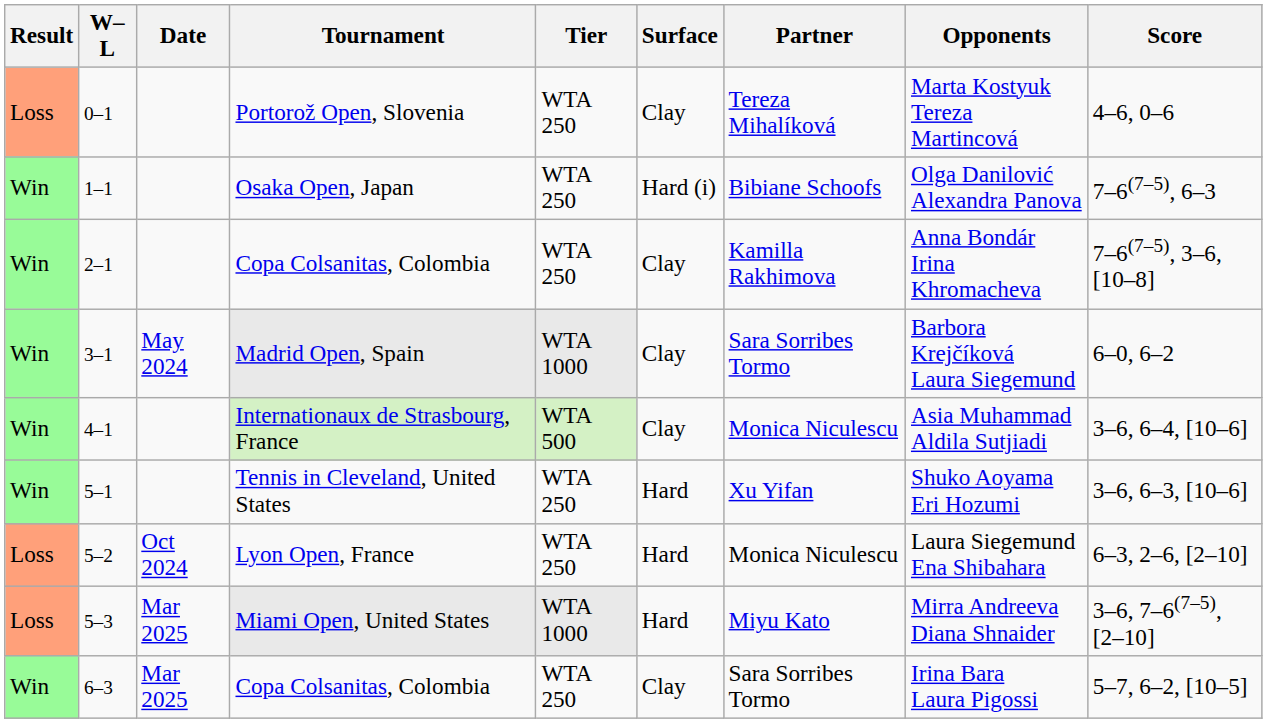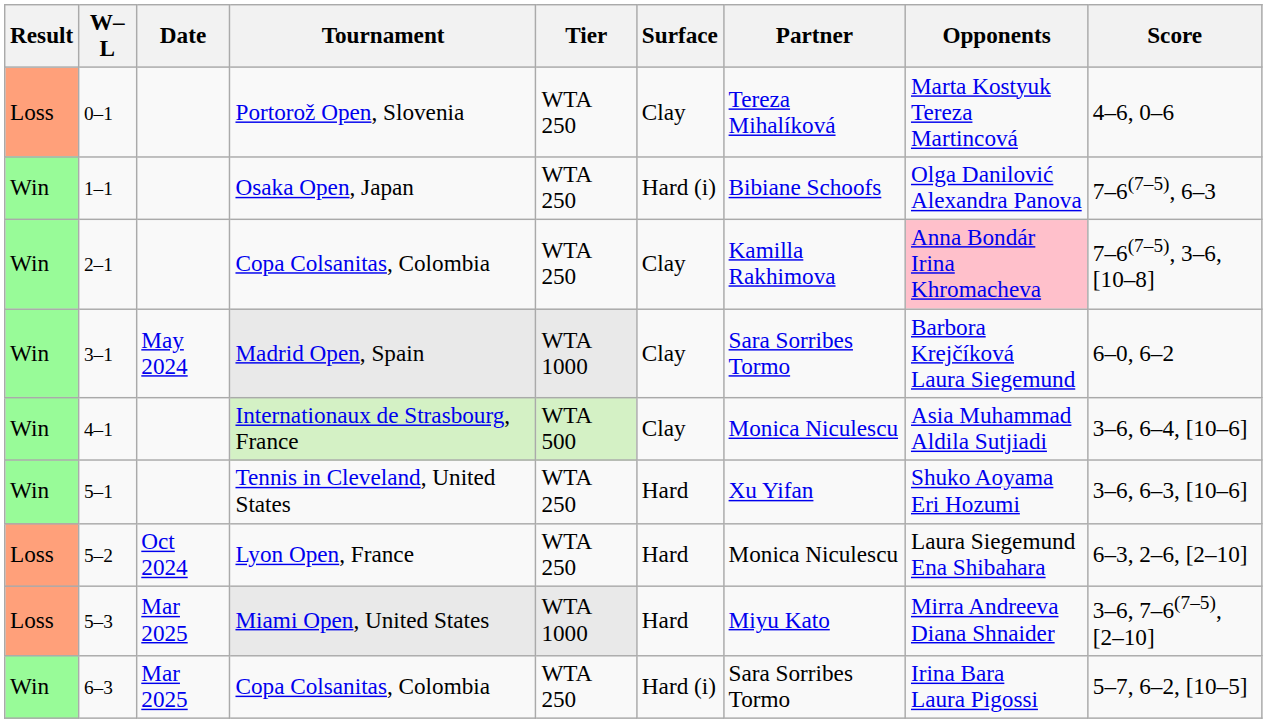(976, 263) no background -> (976, 263) pink background
(664, 686) Clay -> (679, 686) Hard (i)
